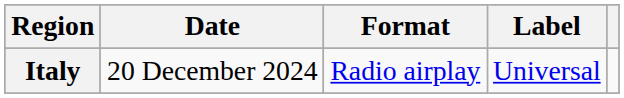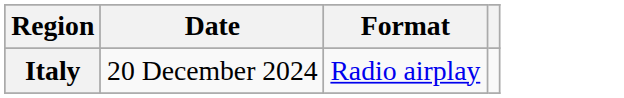- column: (547, 26)
